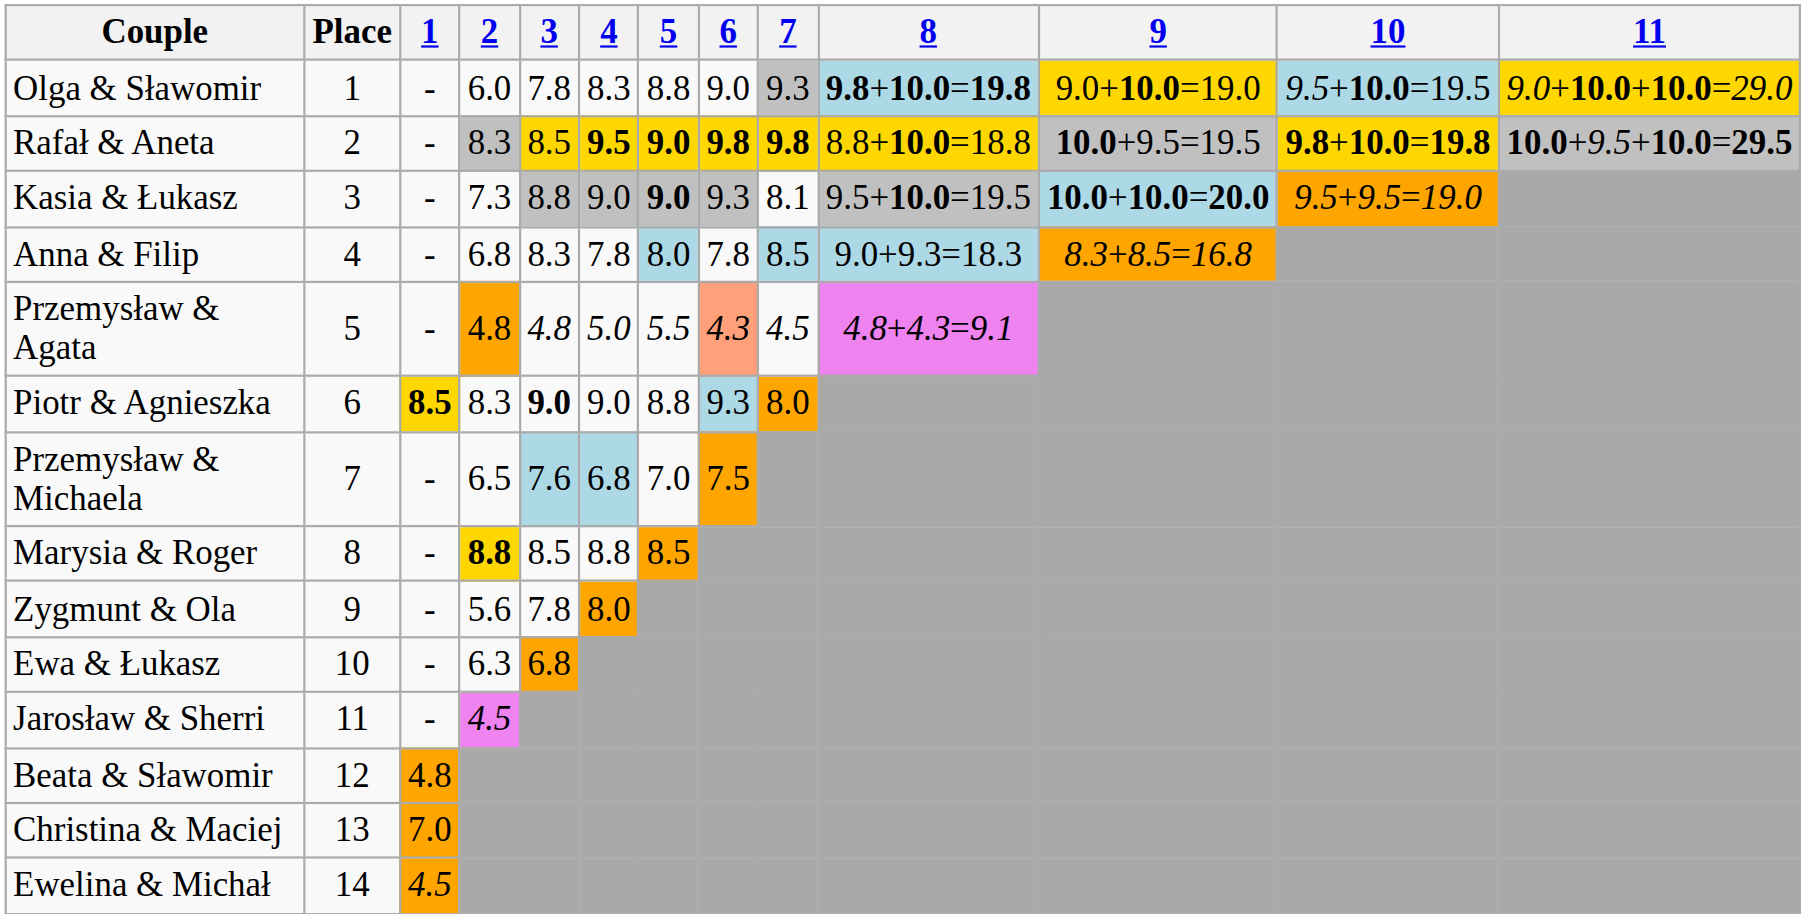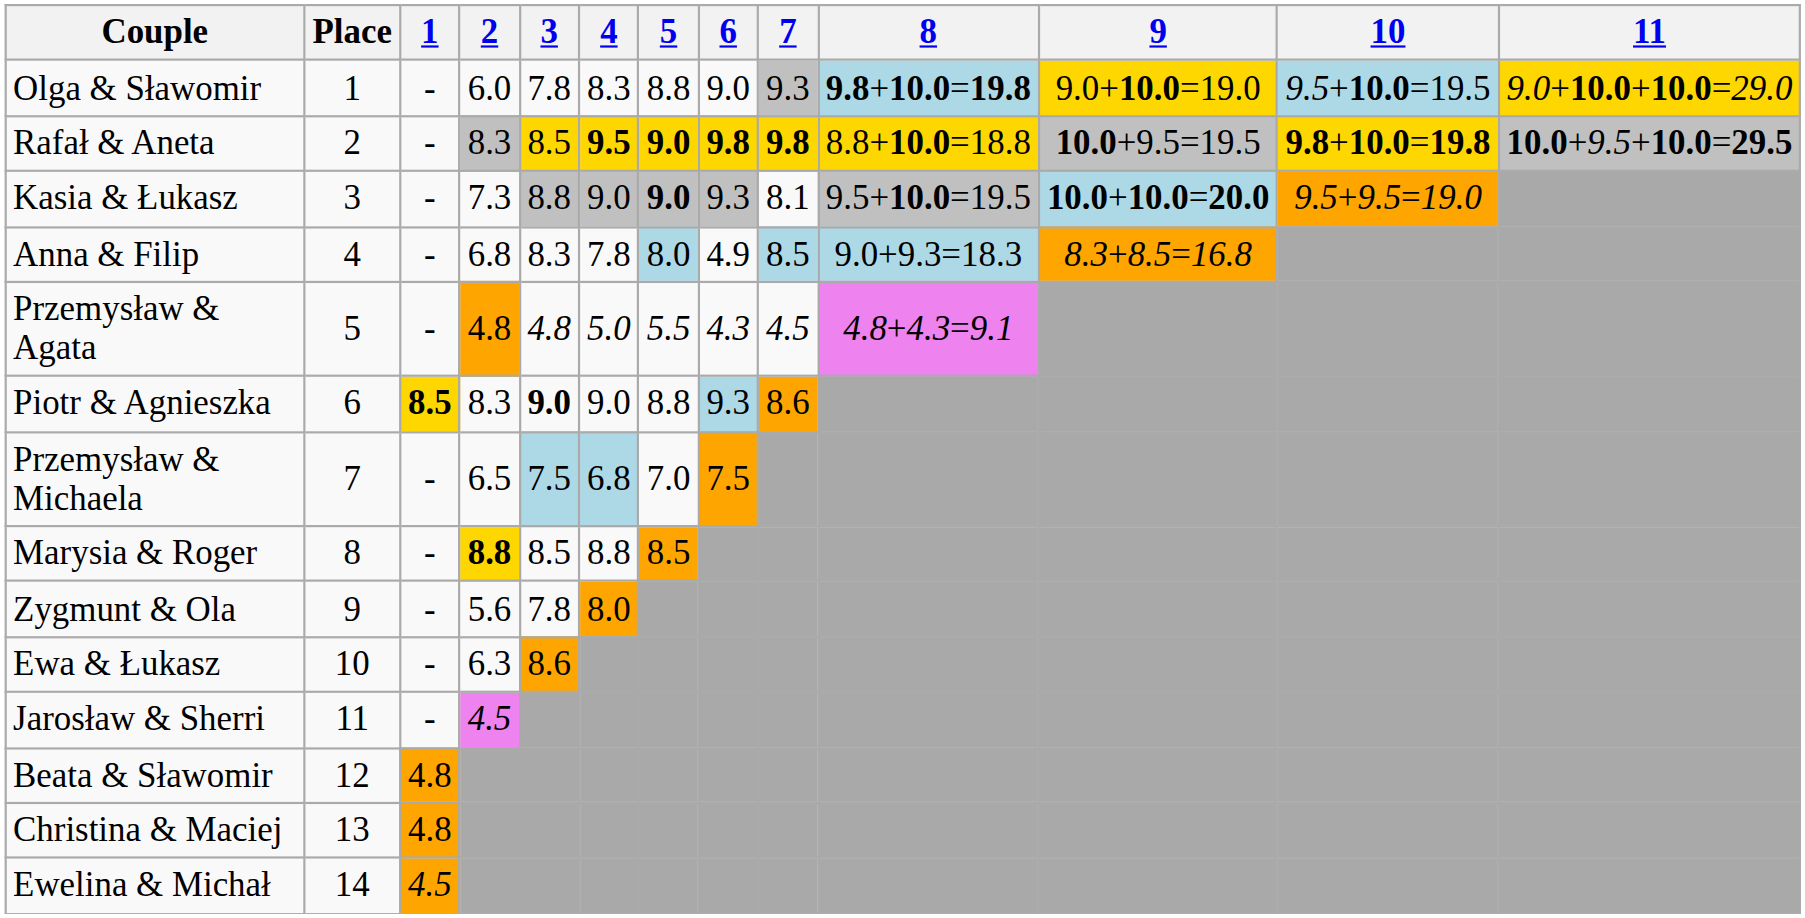(728, 253) 7.8 -> (728, 253) 4.9
(728, 328) lightsalmon background -> (728, 328) no background
(788, 403) 8.0 -> (788, 403) 8.6
(549, 478) 7.6 -> (549, 478) 7.5
(549, 663) 6.8 -> (549, 663) 8.6
(430, 829) 7.0 -> (430, 829) 4.8
